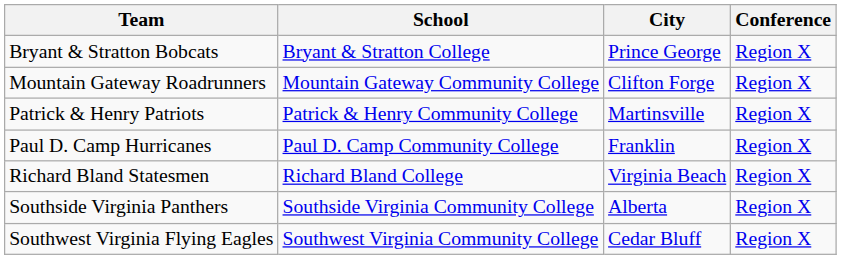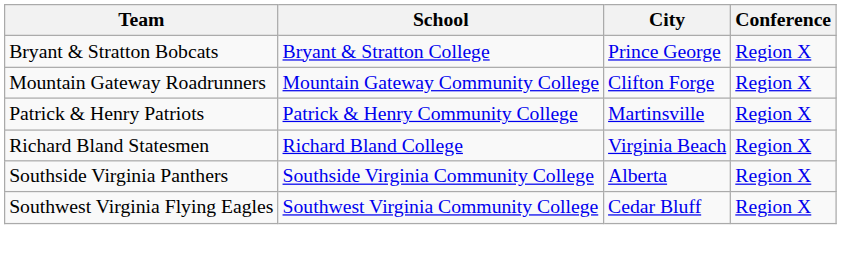- row: (110, 144)
